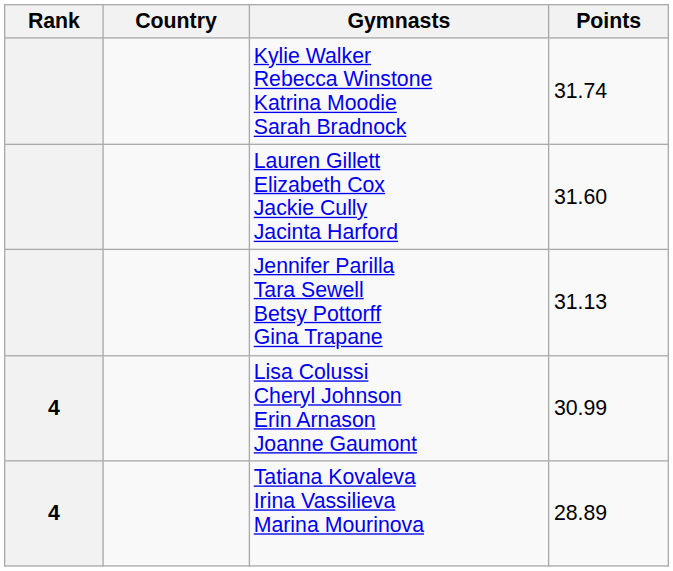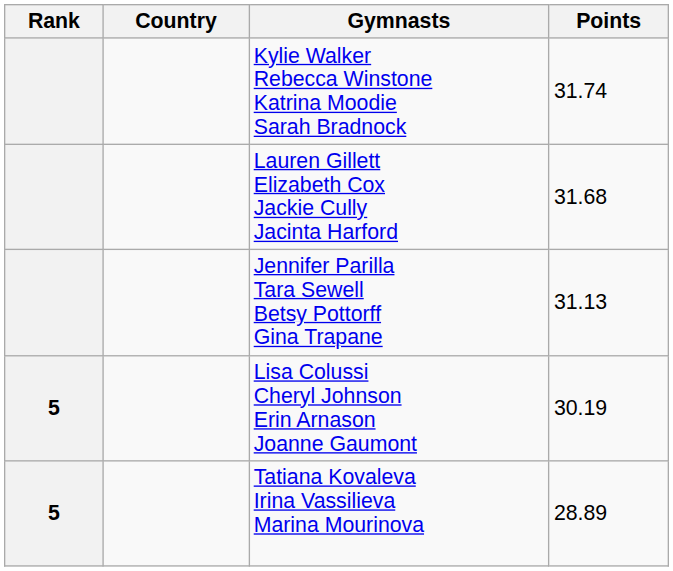(581, 196) 31.60 -> (581, 196) 31.68
(54, 407) 4 -> (54, 407) 5
(581, 407) 30.99 -> (581, 407) 30.19
(54, 513) 4 -> (54, 513) 5
